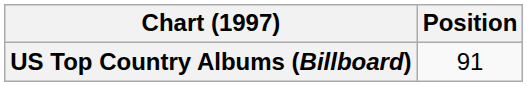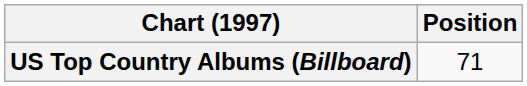(470, 61) 91 -> (470, 61) 71
